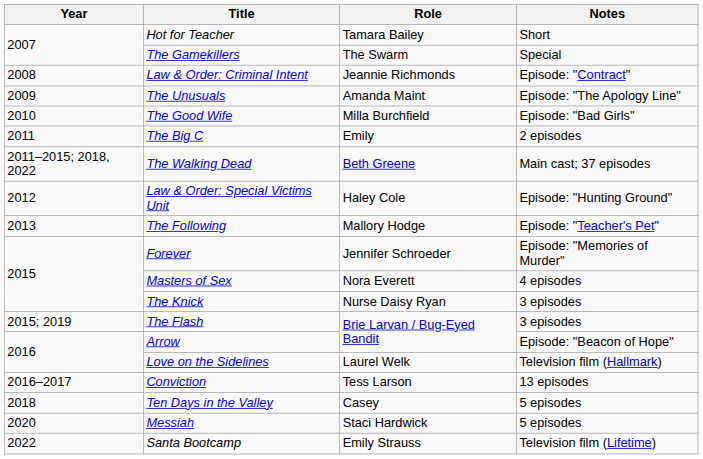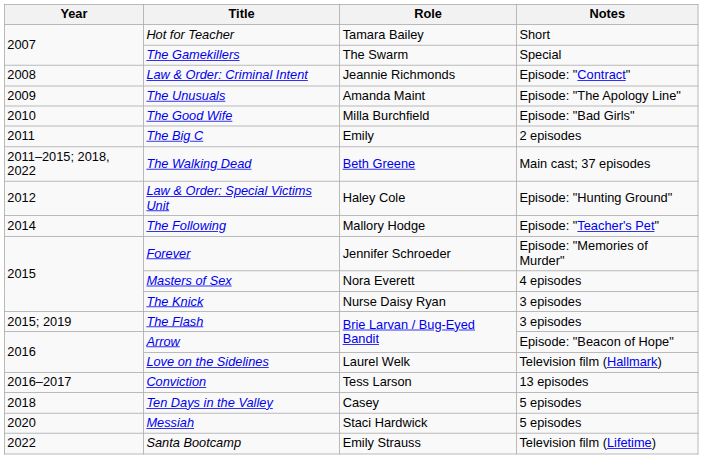(22, 226) 2013 -> (22, 226) 2014
